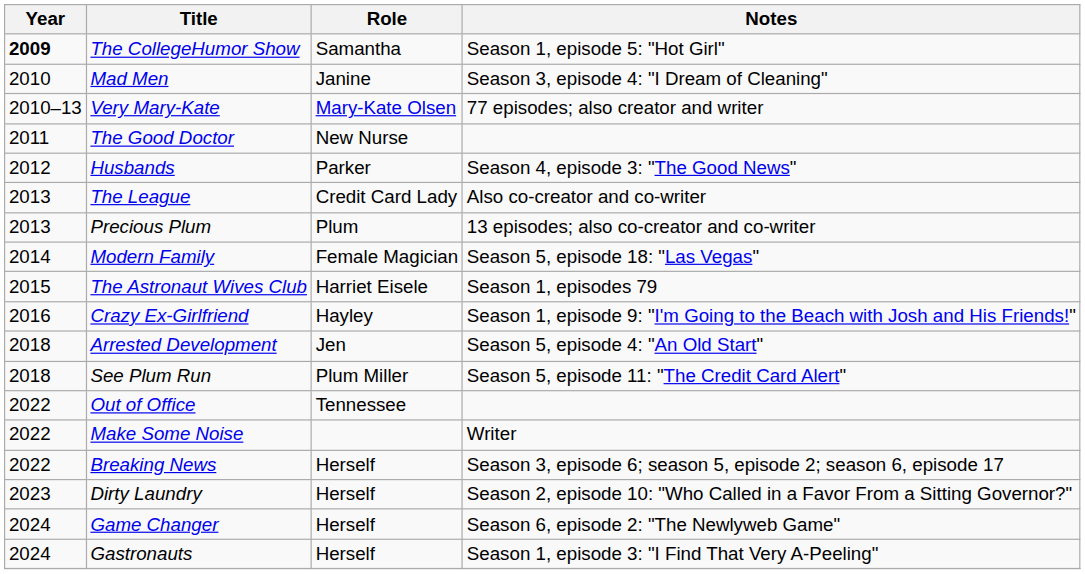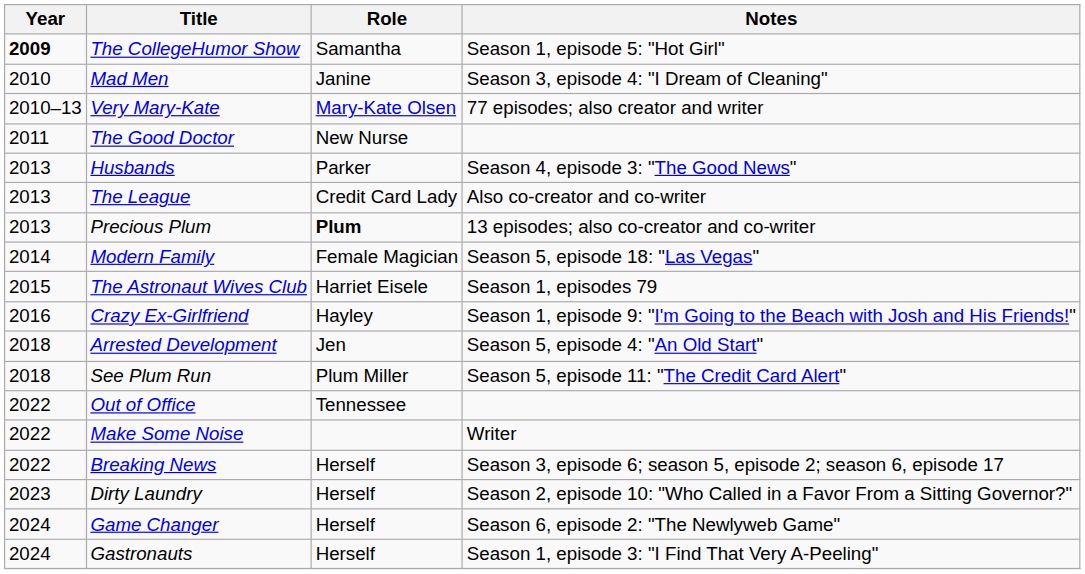(30, 167) 2012 -> (30, 167) 2013
(337, 227) normal -> (339, 227) bold
